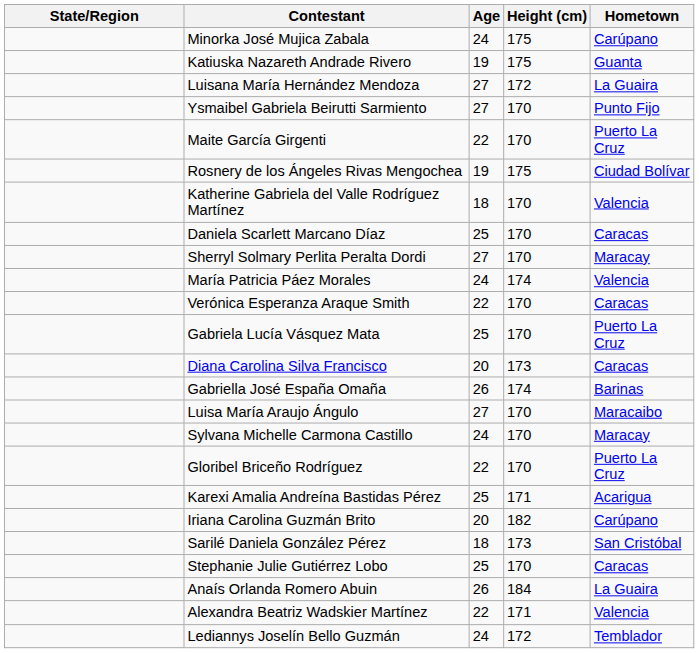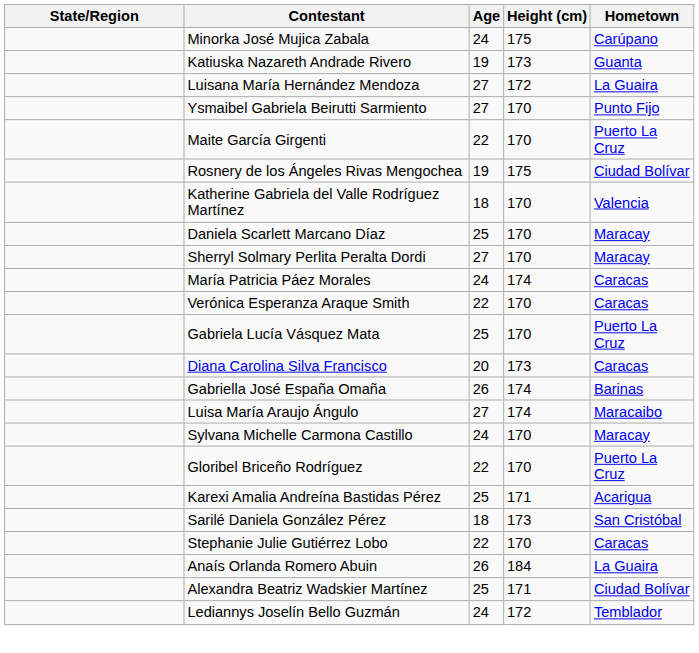(519, 62) 175 -> (519, 62) 173
(621, 234) Caracas -> (622, 234) Maracay
(621, 280) Valencia -> (621, 280) Caracas
(519, 412) 170 -> (519, 412) 174
- row: (281, 520)
(481, 567) 25 -> (481, 543) 22
(481, 613) 22 -> (481, 590) 25
(621, 613) Valencia -> (642, 590) Ciudad Bolívar
